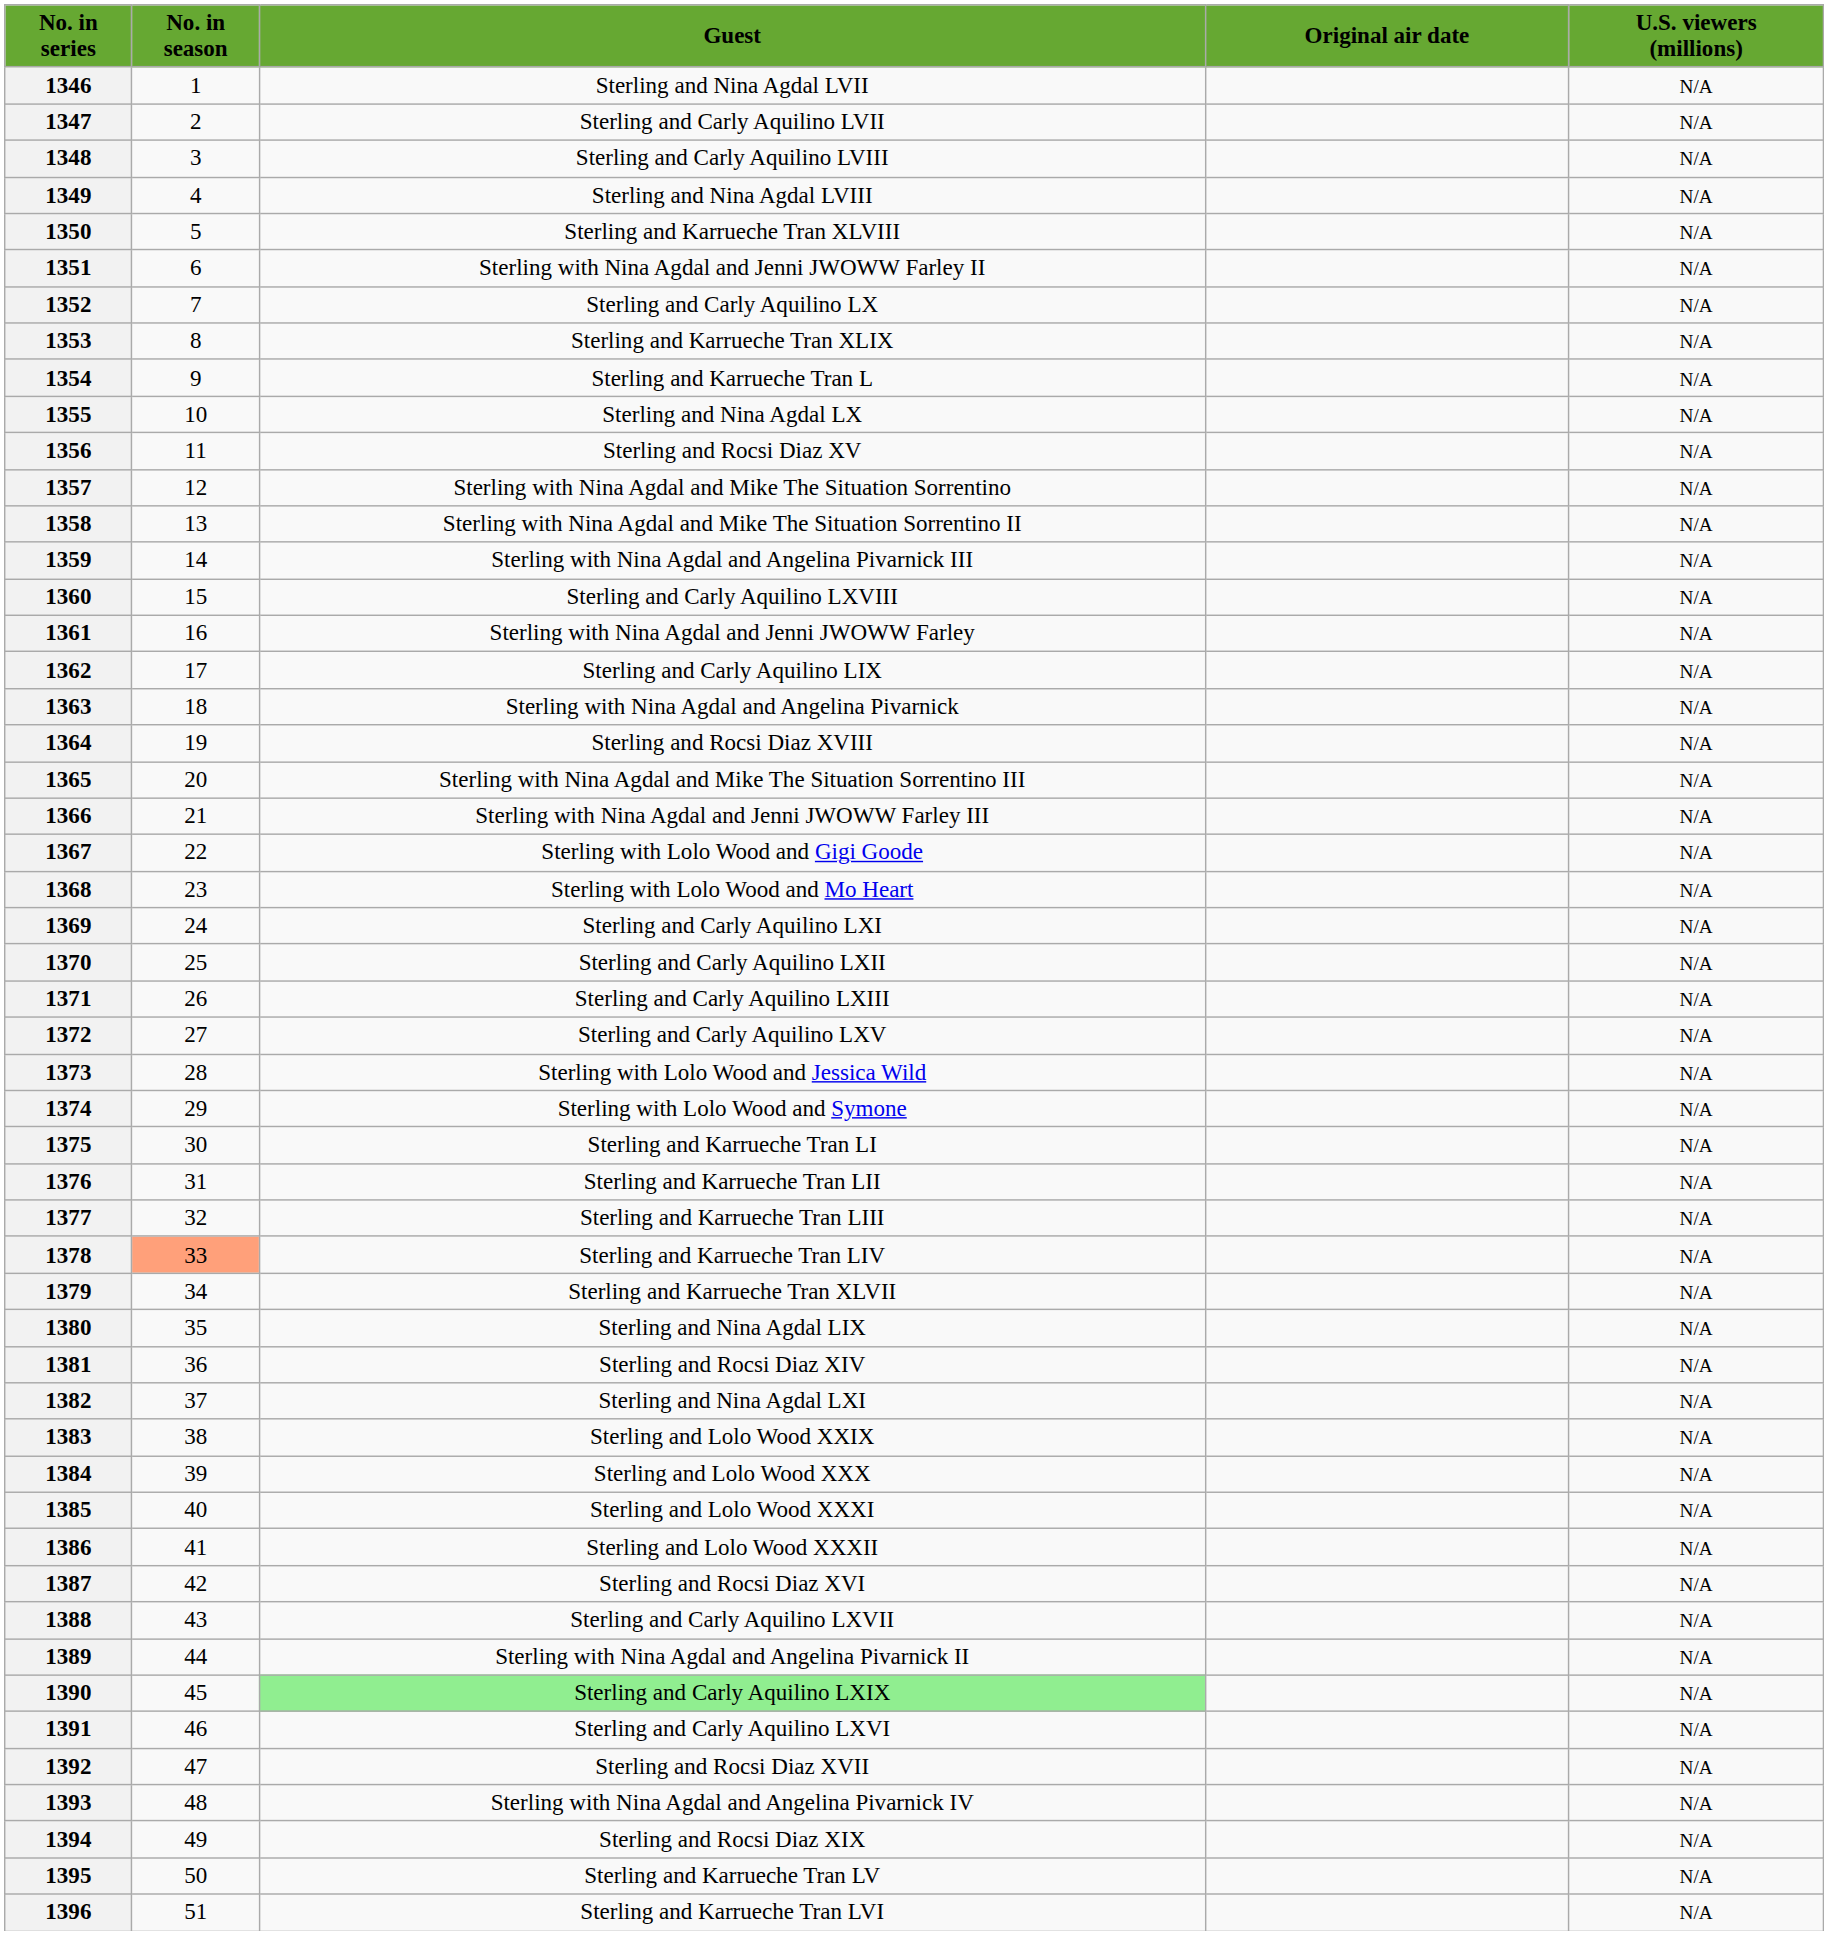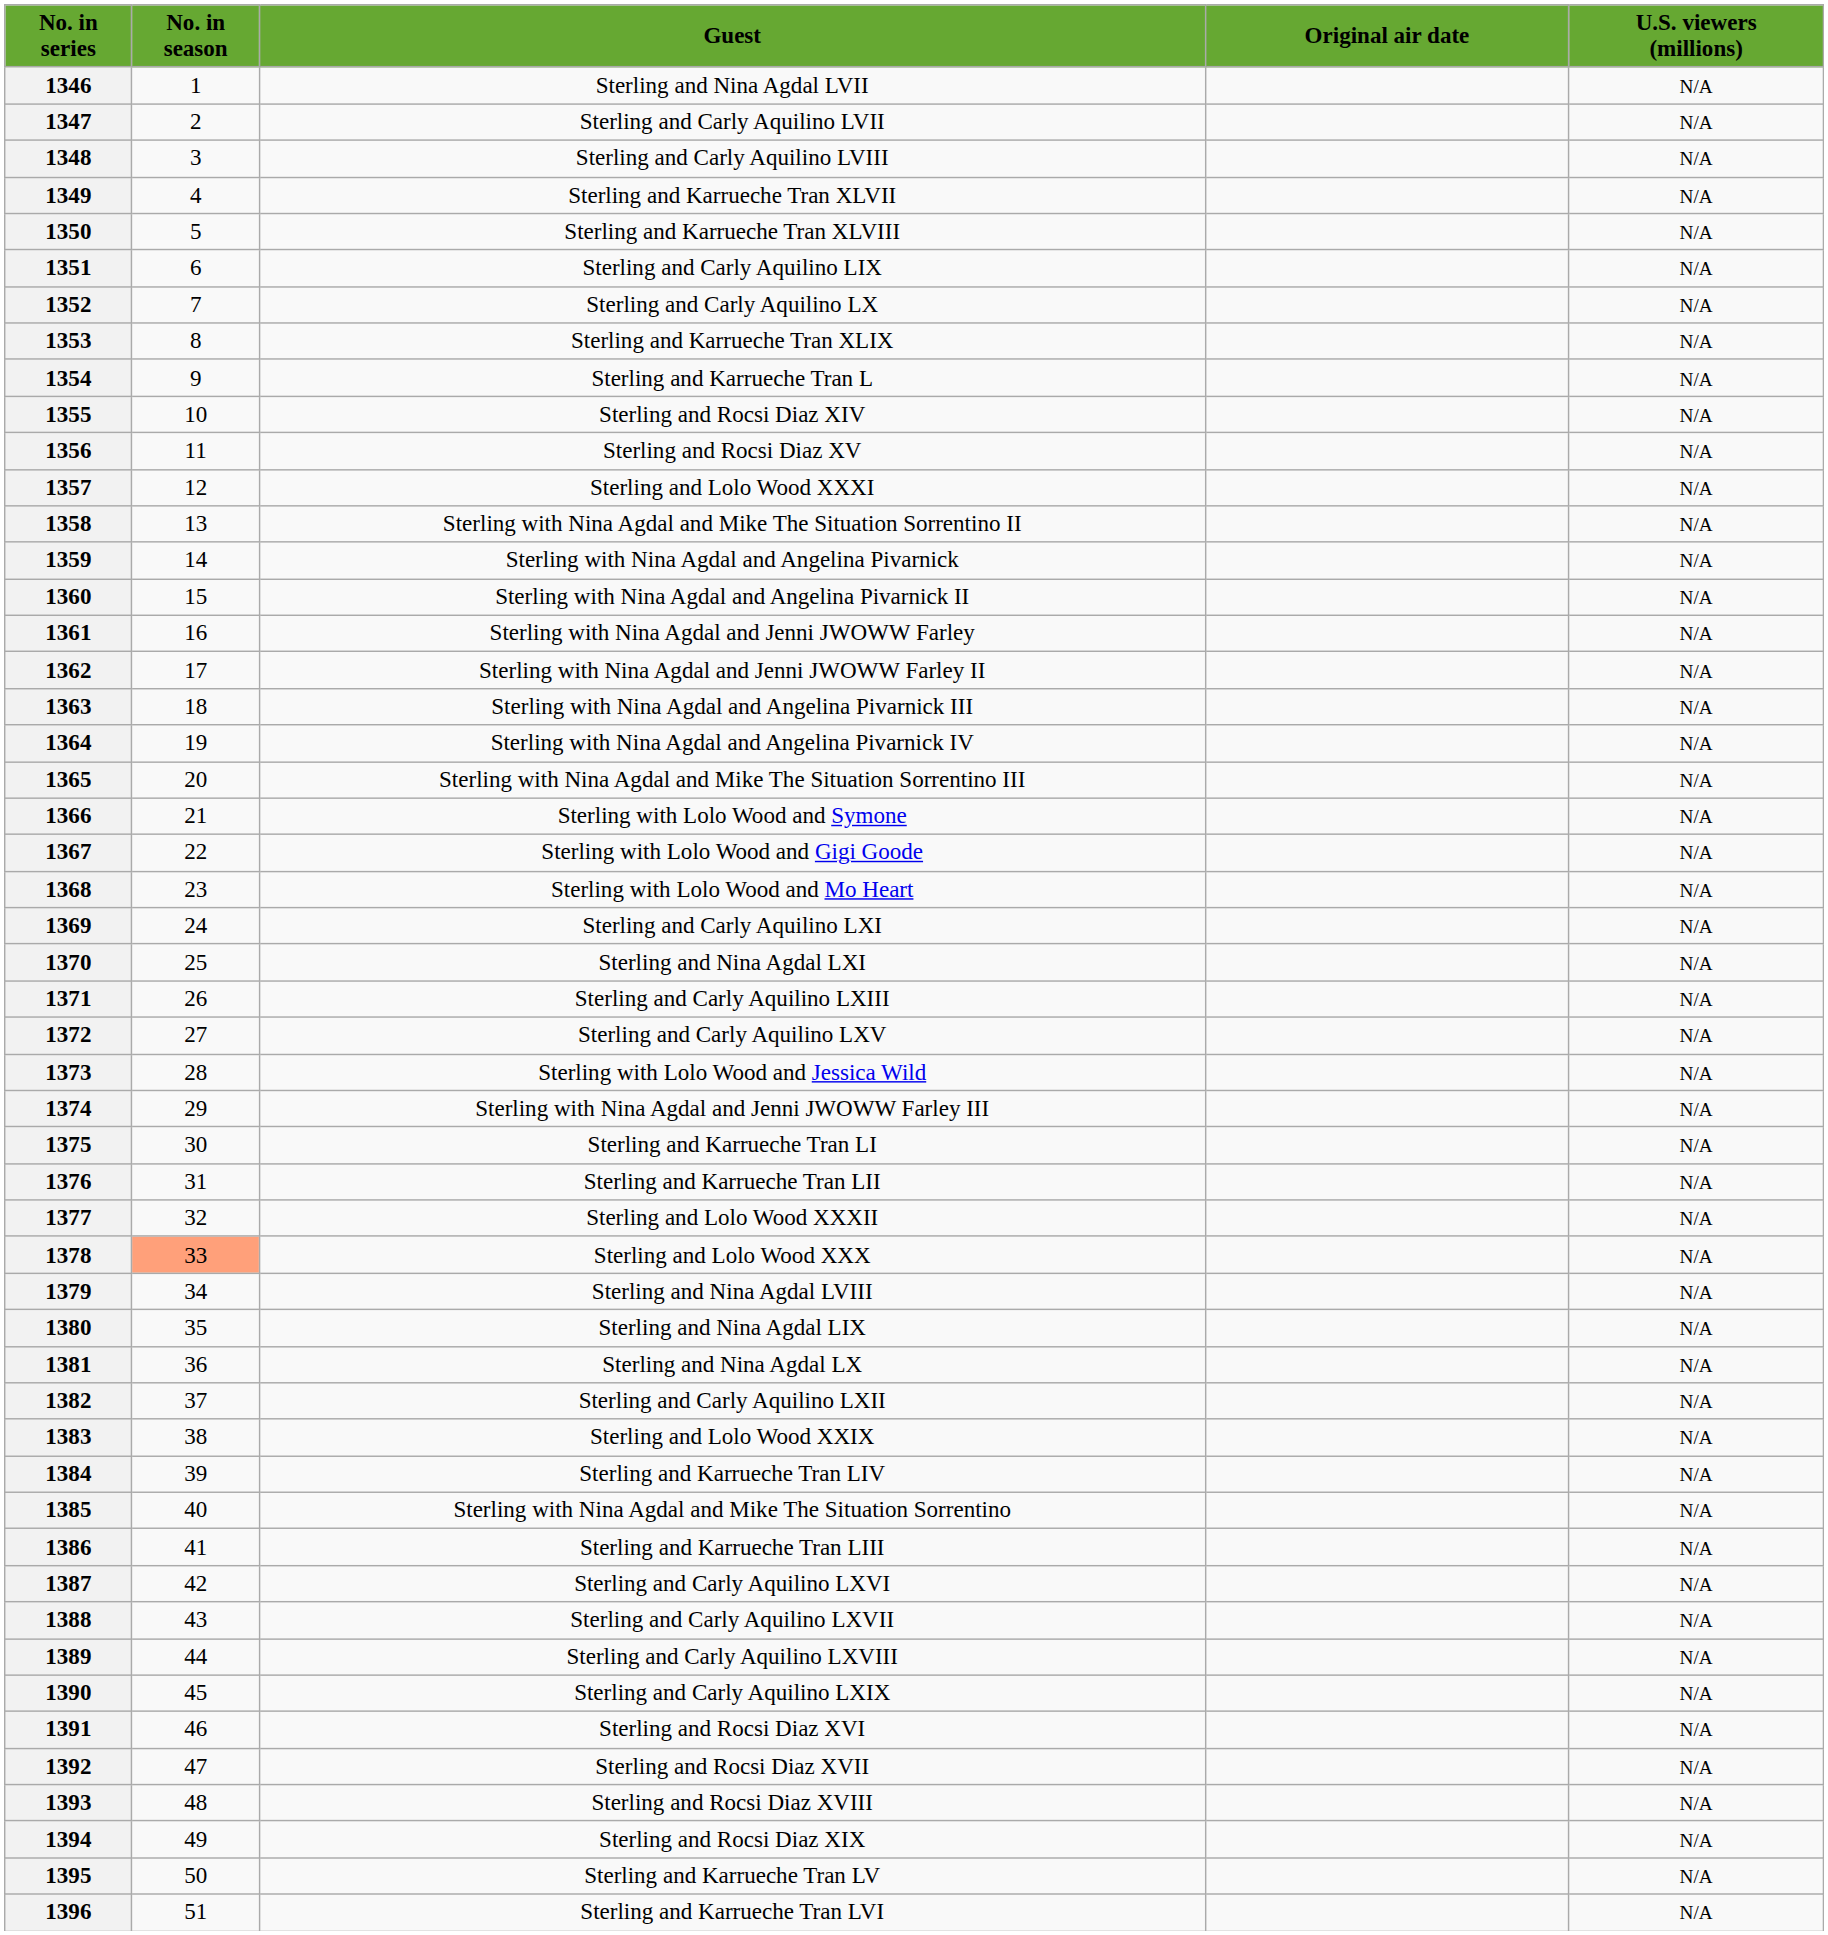(732, 194) Sterling and Nina Agdal LVIII -> (732, 194) Sterling and Karrueche Tran XLVII
(732, 267) Sterling with Nina Agdal and Jenni JWOWW Farley II -> (732, 267) Sterling and Carly Aquilino LIX
(732, 414) Sterling and Nina Agdal LX -> (732, 414) Sterling and Rocsi Diaz XIV
(732, 487) Sterling with Nina Agdal and Mike The Situation Sorrentino -> (732, 487) Sterling and Lolo Wood XXXI
(732, 560) Sterling with Nina Agdal and Angelina Pivarnick III -> (732, 560) Sterling with Nina Agdal and Angelina Pivarnick
(732, 596) Sterling and Carly Aquilino LXVIII -> (732, 596) Sterling with Nina Agdal and Angelina Pivarnick II
(732, 669) Sterling and Carly Aquilino LIX -> (732, 669) Sterling with Nina Agdal and Jenni JWOWW Farley II
(732, 706) Sterling with Nina Agdal and Angelina Pivarnick -> (732, 706) Sterling with Nina Agdal and Angelina Pivarnick III
(732, 742) Sterling and Rocsi Diaz XVIII -> (732, 742) Sterling with Nina Agdal and Angelina Pivarnick IV
(732, 816) Sterling with Nina Agdal and Jenni JWOWW Farley III -> (732, 816) Sterling with Lolo Wood and Symone
(732, 962) Sterling and Carly Aquilino LXII -> (732, 962) Sterling and Nina Agdal LXI
(732, 1108) Sterling with Lolo Wood and Symone -> (732, 1108) Sterling with Nina Agdal and Jenni JWOWW Farley III
(732, 1217) Sterling and Karrueche Tran LIII -> (732, 1217) Sterling and Lolo Wood XXXII
(732, 1254) Sterling and Karrueche Tran LIV -> (732, 1254) Sterling and Lolo Wood XXX
(732, 1291) Sterling and Karrueche Tran XLVII -> (732, 1291) Sterling and Nina Agdal LVIII
(732, 1364) Sterling and Rocsi Diaz XIV -> (732, 1364) Sterling and Nina Agdal LX
(732, 1400) Sterling and Nina Agdal LXI -> (732, 1400) Sterling and Carly Aquilino LXII
(732, 1473) Sterling and Lolo Wood XXX -> (732, 1473) Sterling and Karrueche Tran LIV
(732, 1510) Sterling and Lolo Wood XXXI -> (732, 1510) Sterling with Nina Agdal and Mike The Situation Sorrentino
(732, 1546) Sterling and Lolo Wood XXXII -> (732, 1546) Sterling and Karrueche Tran LIII
(732, 1583) Sterling and Rocsi Diaz XVI -> (732, 1583) Sterling and Carly Aquilino LXVI
(732, 1656) Sterling with Nina Agdal and Angelina Pivarnick II -> (732, 1656) Sterling and Carly Aquilino LXVIII
(732, 1692) lightgreen background -> (732, 1692) no background
(732, 1729) Sterling and Carly Aquilino LXVI -> (732, 1729) Sterling and Rocsi Diaz XVI
(732, 1802) Sterling with Nina Agdal and Angelina Pivarnick IV -> (732, 1802) Sterling and Rocsi Diaz XVIII
